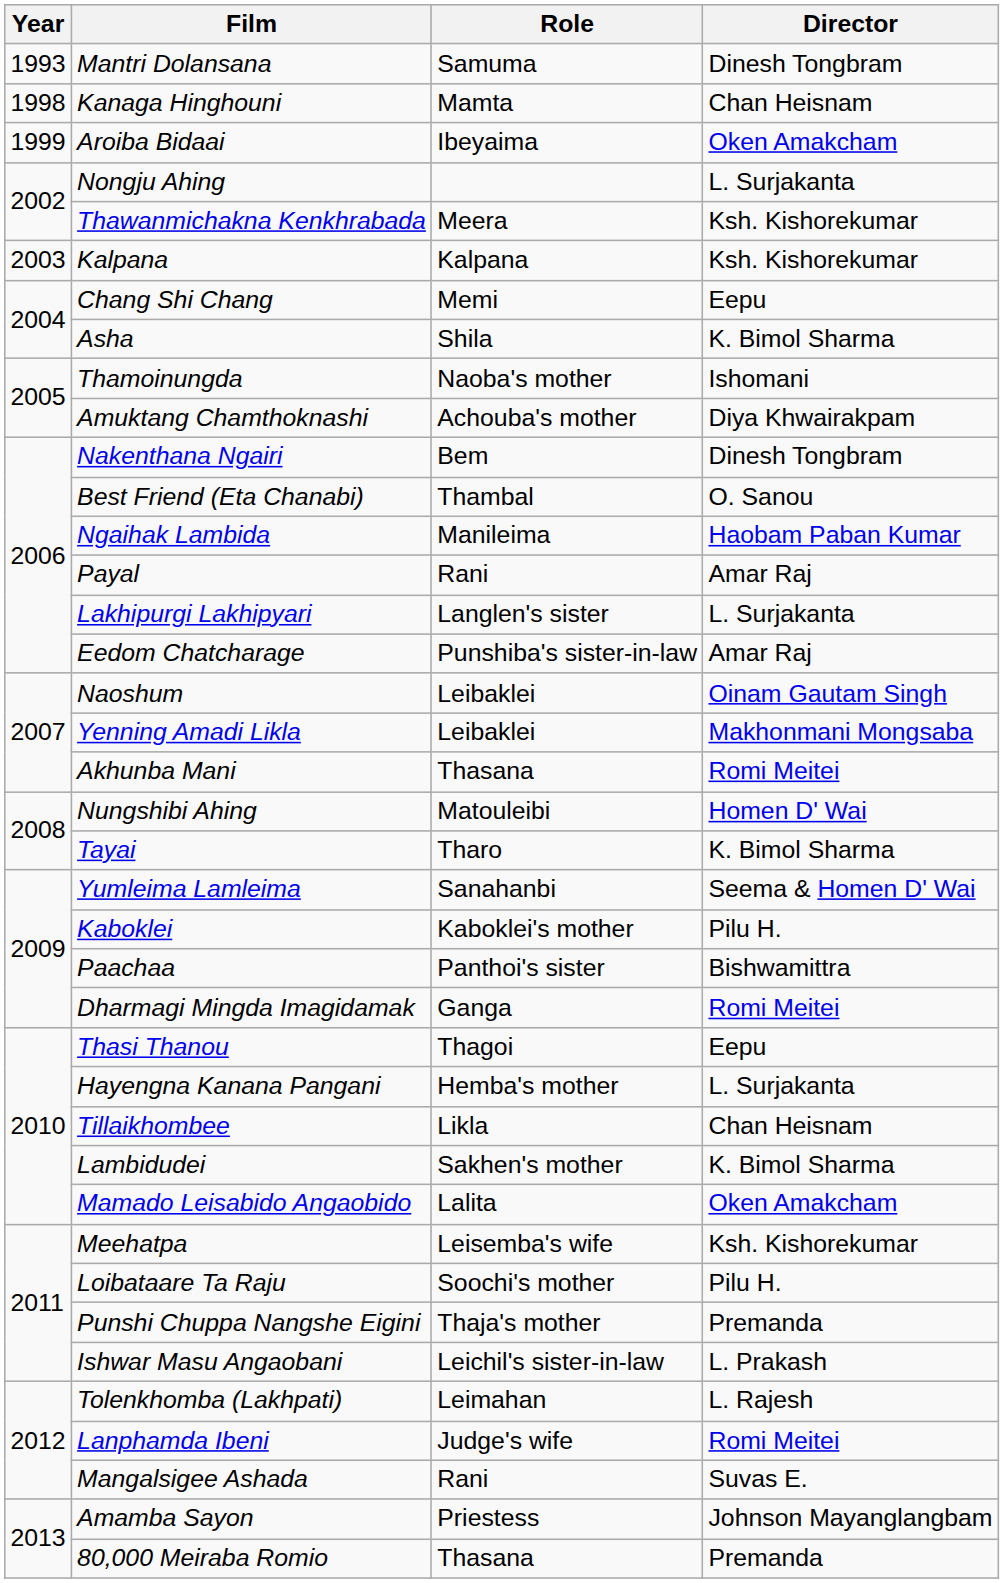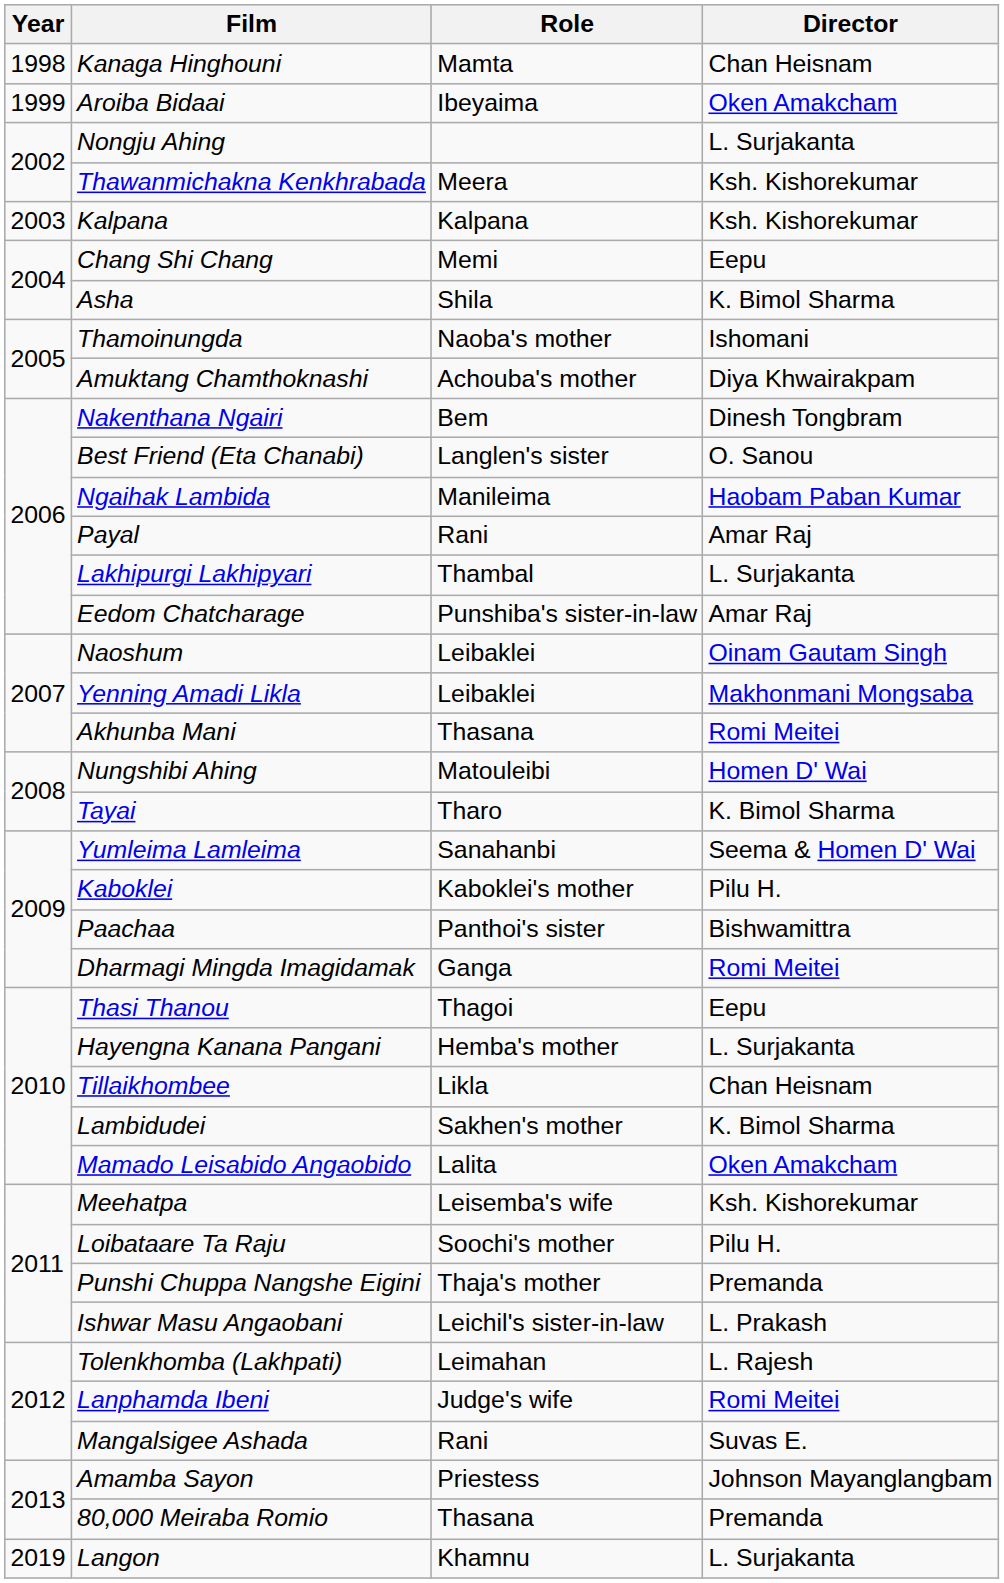- row: (174, 63)
(486, 496) Thambal -> (523, 456) Langlen's sister
(523, 614) Langlen's sister -> (486, 574) Thambal
+ row: (118, 1558)
